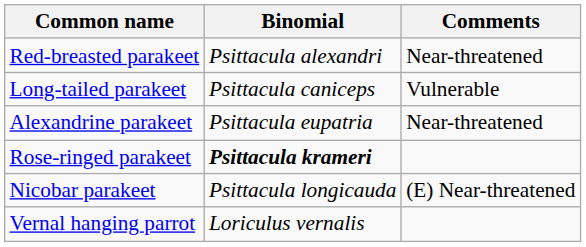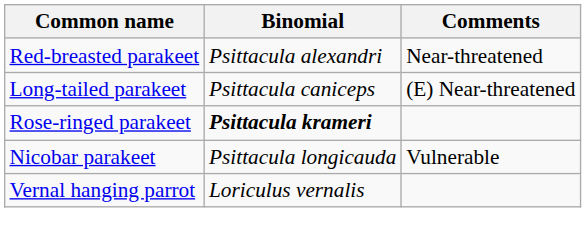(453, 88) Vulnerable -> (491, 88) (E) Near-threatened
- row: (101, 122)
(491, 190) (E) Near-threatened -> (453, 156) Vulnerable
